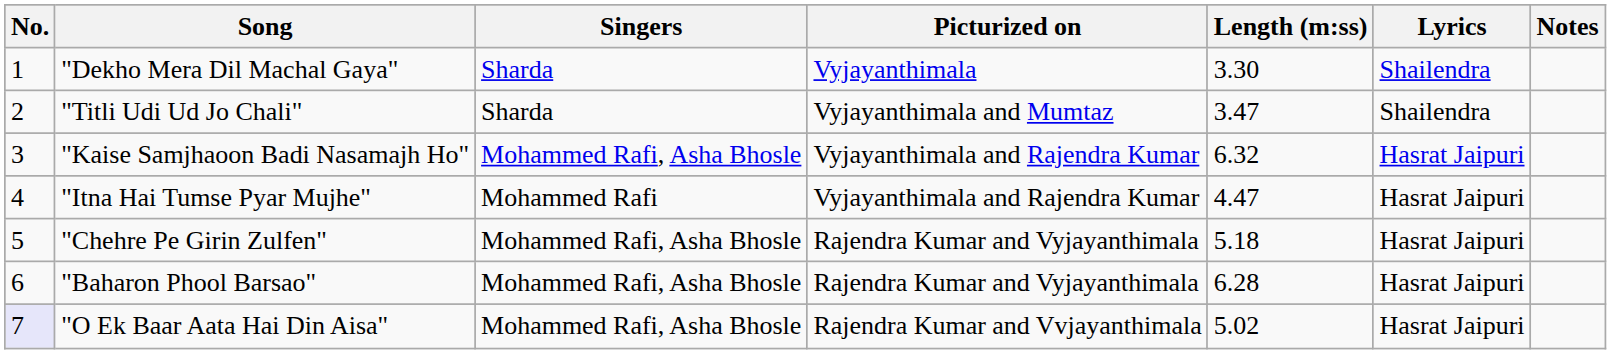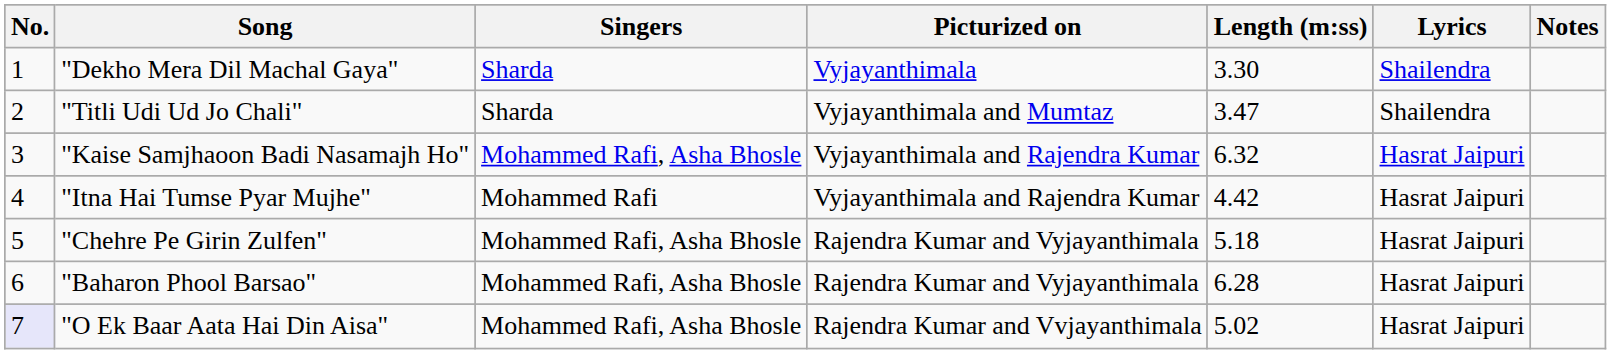(1237, 197) 4.47 -> (1237, 197) 4.42
